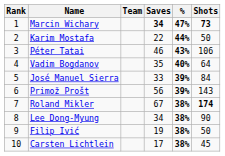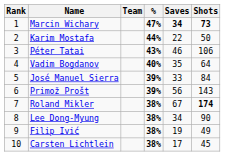columns swapped: (182, 11) <-> (159, 11)
(206, 131) 50 -> (206, 131) 49
